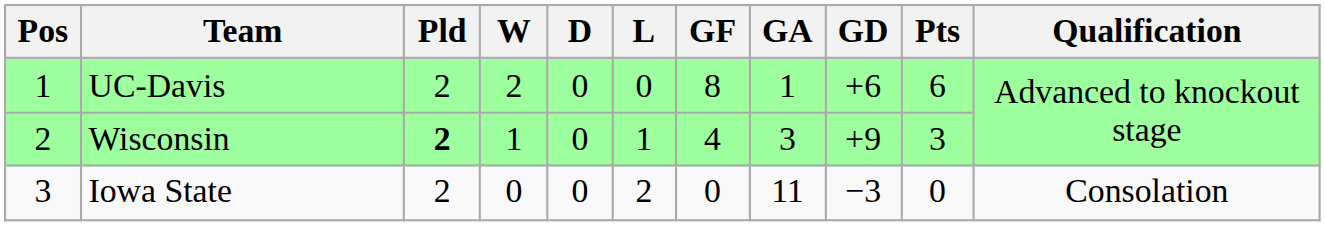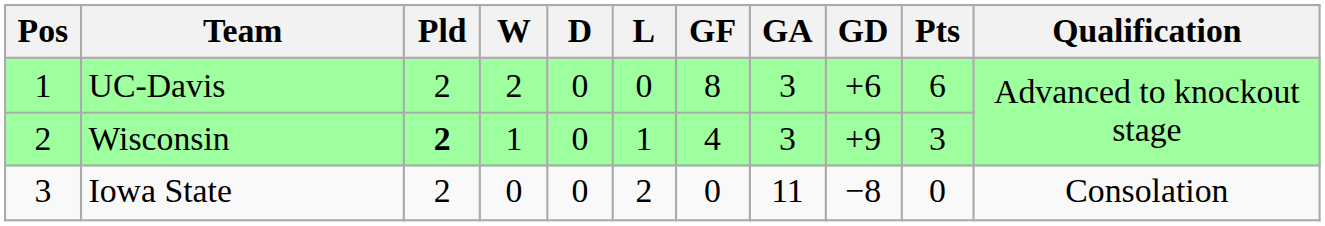(787, 84) 1 -> (787, 84) 3
(863, 191) −3 -> (863, 191) −8
